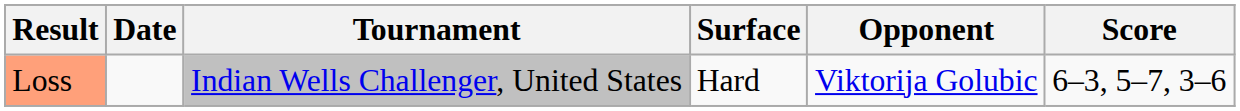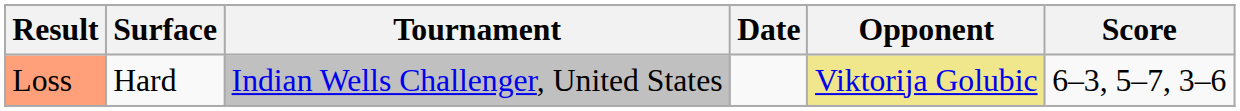columns swapped: (145, 29) <-> (749, 29)
(926, 79) no background -> (926, 79) khaki background
